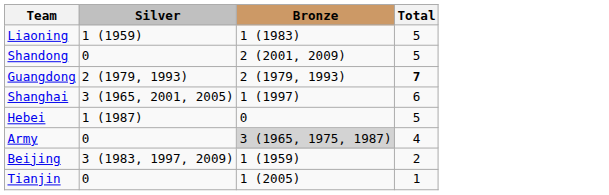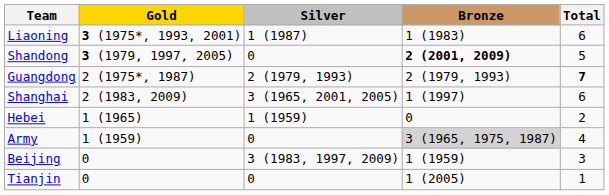+ column: (162, 15)
(112, 35) 1 (1959) -> (278, 35) 1 (1987)
(417, 35) 5 -> (582, 35) 6
(293, 56) normal -> (458, 56) bold
(112, 118) 1 (1987) -> (278, 118) 1 (1959)
(417, 118) 5 -> (582, 118) 2
(417, 159) 2 -> (582, 159) 3
